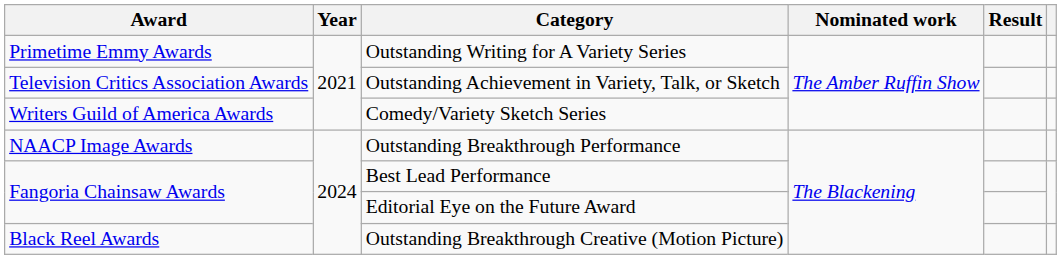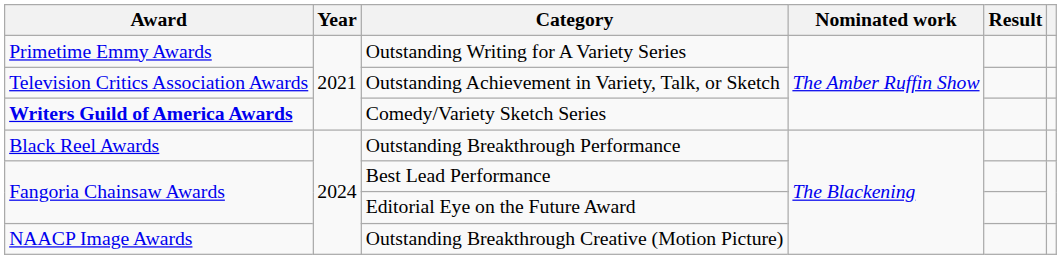(141, 113) normal -> (151, 113) bold
(101, 144) NAACP Image Awards -> (84, 144) Black Reel Awards
(84, 238) Black Reel Awards -> (101, 238) NAACP Image Awards
